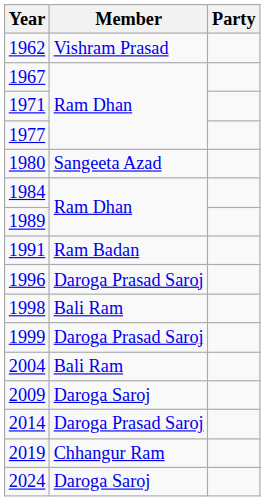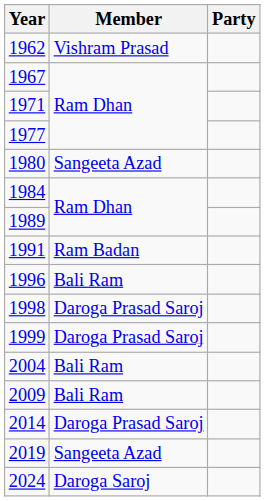(129, 279) Daroga Prasad Saroj -> (88, 279) Bali Ram
(88, 308) Bali Ram -> (129, 308) Daroga Prasad Saroj
(102, 395) Daroga Saroj -> (88, 395) Bali Ram
(109, 452) Chhangur Ram -> (108, 452) Sangeeta Azad
